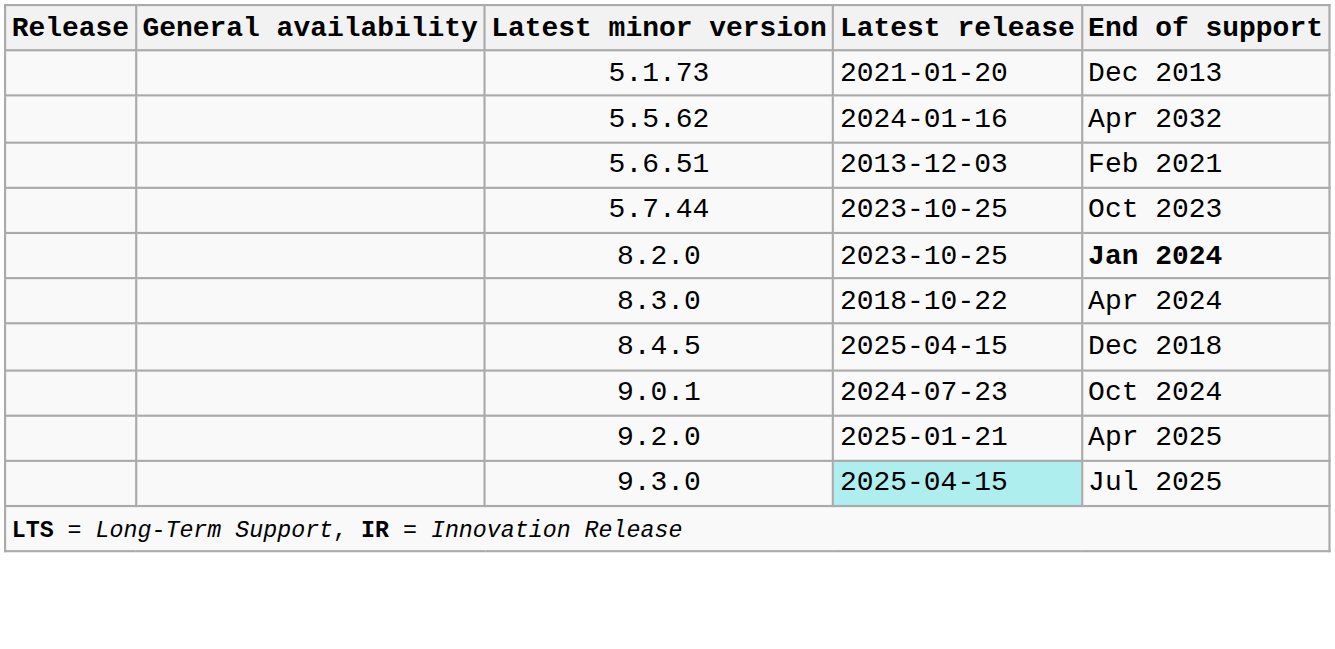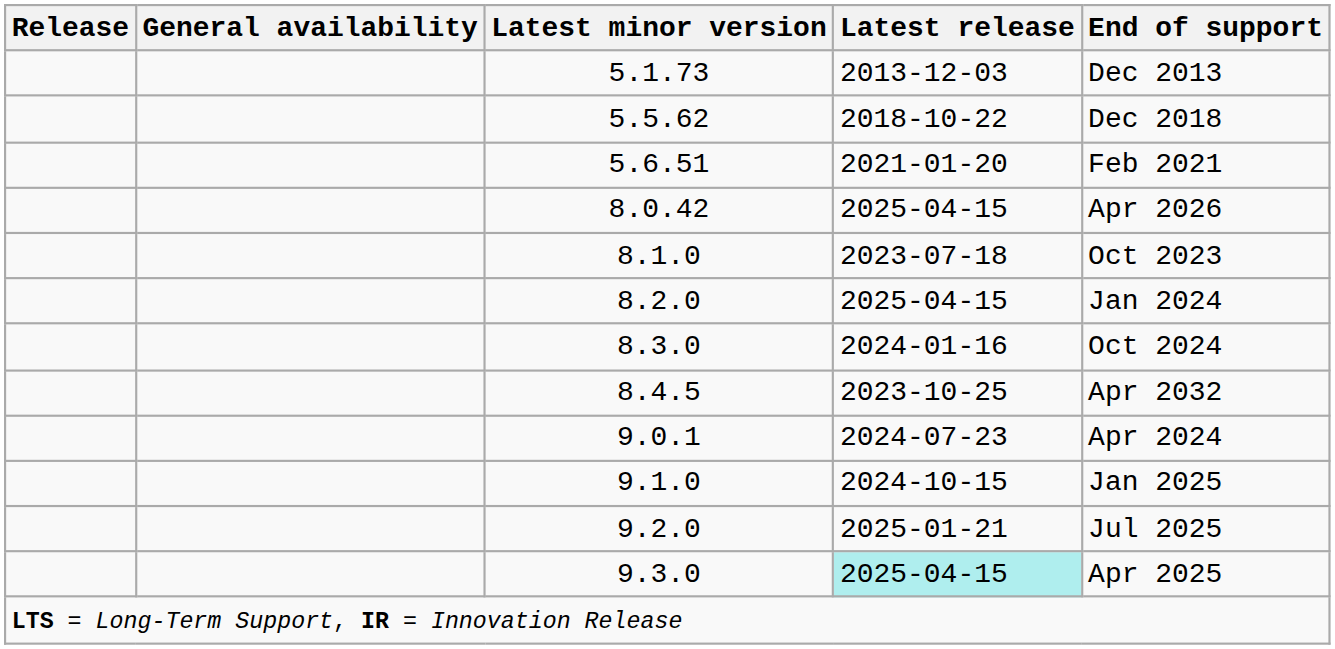(924, 73) 2021-01-20 -> (924, 73) 2013-12-03
(924, 119) 2024-01-16 -> (924, 119) 2018-10-22
(1155, 119) Apr 2032 -> (1155, 119) Dec 2018
(924, 165) 2013-12-03 -> (924, 165) 2021-01-20
- row: (659, 210)
+ row: (659, 210)
+ row: (659, 256)
(924, 256) 2023-10-25 -> (924, 301) 2025-04-15
(1155, 256) bold -> (1155, 301) normal
(924, 301) 2018-10-22 -> (924, 347) 2024-01-16
(1155, 301) Apr 2024 -> (1155, 347) Oct 2024
(924, 347) 2025-04-15 -> (924, 392) 2023-10-25
(1155, 347) Dec 2018 -> (1155, 392) Apr 2032
(1155, 392) Oct 2024 -> (1155, 438) Apr 2024
+ row: (659, 483)
(1155, 438) Apr 2025 -> (1155, 529) Jul 2025
(1155, 483) Jul 2025 -> (1155, 574) Apr 2025
